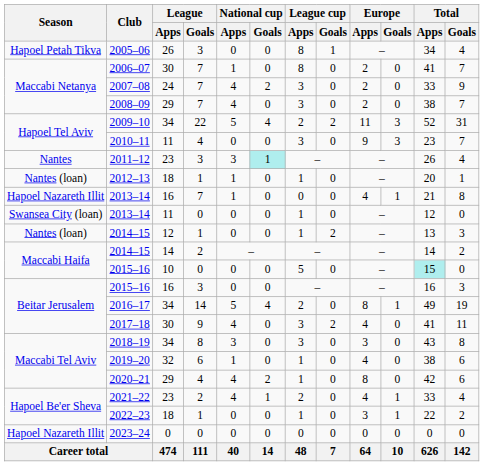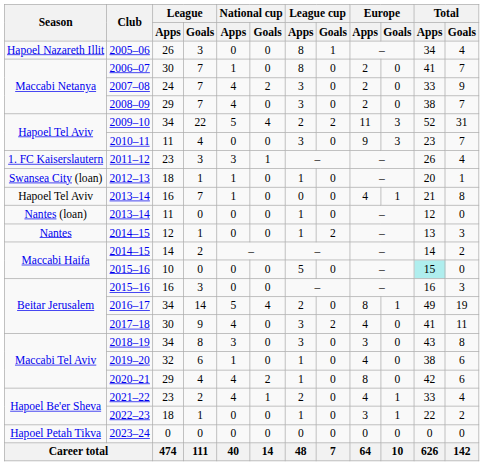(56, 50) Hapoel Petah Tikva -> (56, 50) Hapoel Nazareth Illit
(56, 159) Nantes -> (56, 159) 1. FC Kaiserslautern
(268, 159) paleturquoise background -> (268, 159) no background
(56, 178) Nantes (loan) -> (56, 178) Swansea City (loan)
(56, 196) Hapoel Nazareth Illit -> (56, 196) Hapoel Tel Aviv
(56, 214) Swansea City (loan) -> (56, 214) Nantes (loan)
(56, 232) Nantes (loan) -> (56, 232) Nantes
(56, 433) Hapoel Nazareth Illit -> (56, 433) Hapoel Petah Tikva
